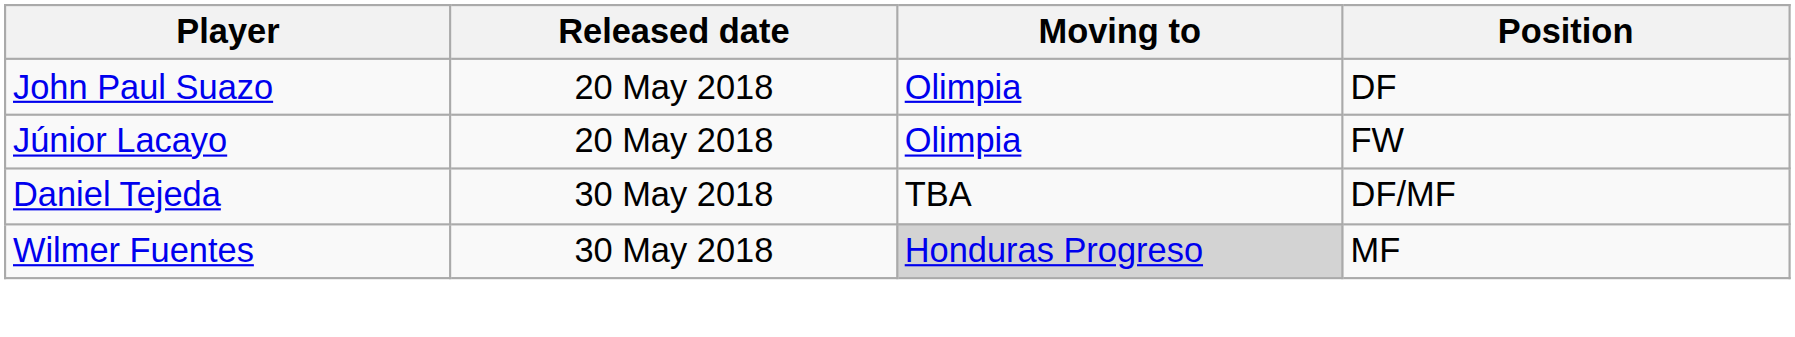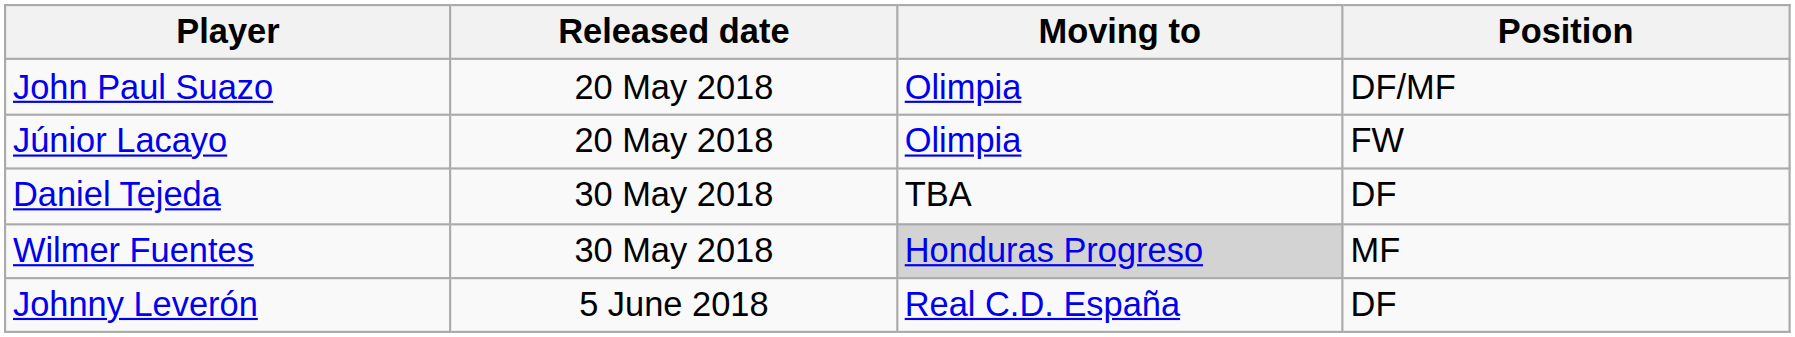(1373, 86) DF -> (1403, 86) DF/MF
(1403, 195) DF/MF -> (1373, 195) DF
+ row: (135, 304)
